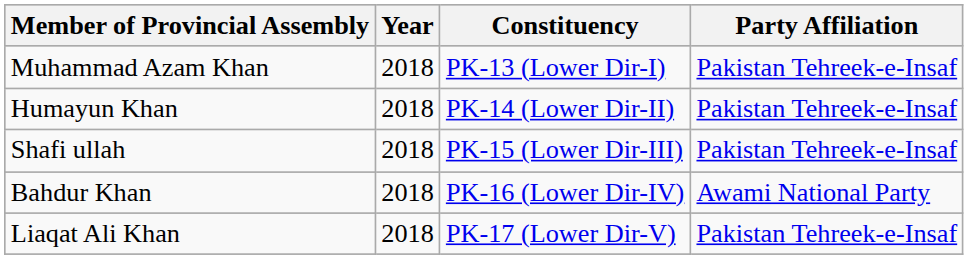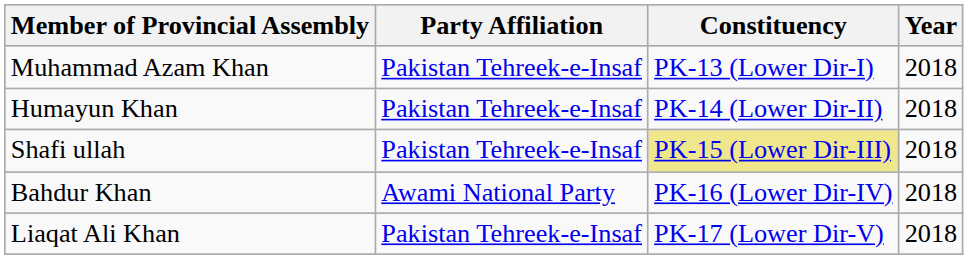columns swapped: (827, 25) <-> (408, 25)
(564, 150) no background -> (773, 150) khaki background
